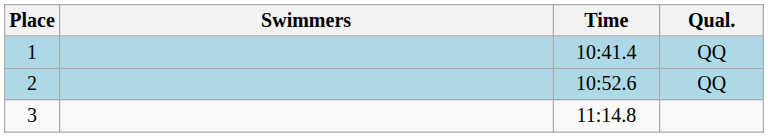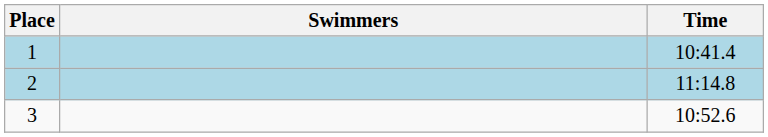- column: (712, 20)
(606, 83) 10:52.6 -> (705, 83) 11:14.8
(606, 115) 11:14.8 -> (705, 115) 10:52.6
